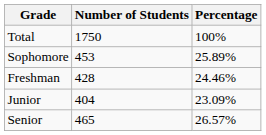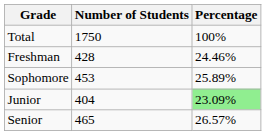rows swapped: (34, 78) <-> (38, 57)
(216, 99) no background -> (216, 99) lightgreen background
